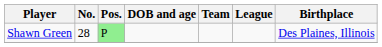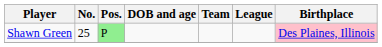(84, 33) 28 -> (84, 33) 25
(326, 33) no background -> (326, 33) pink background
